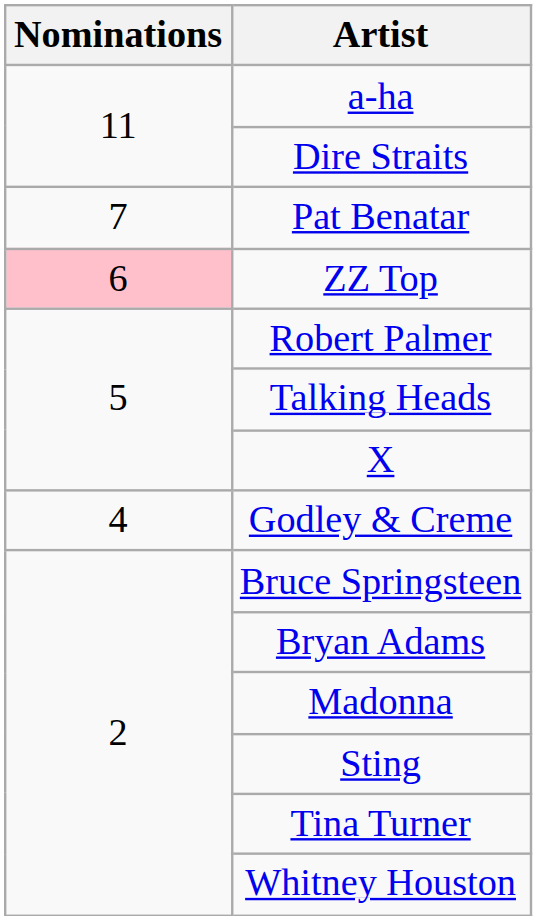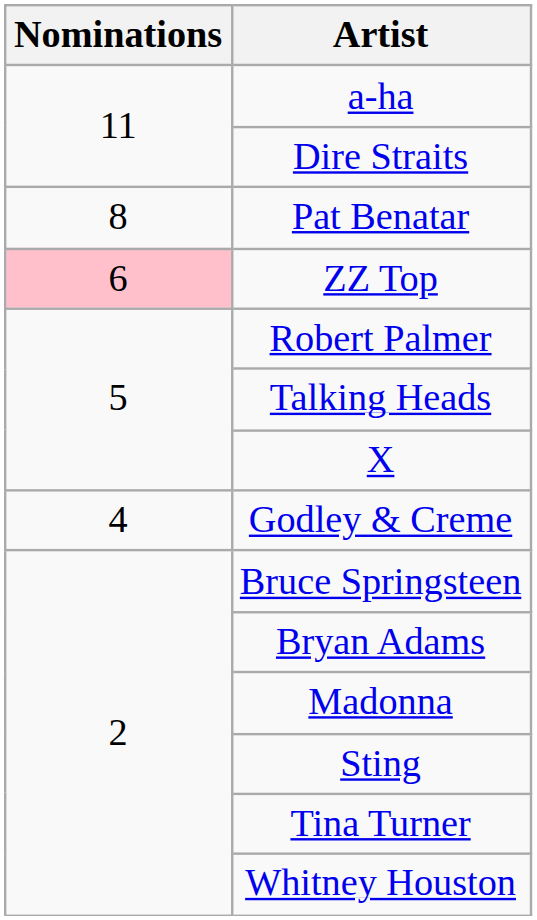(118, 216) 7 -> (118, 216) 8
